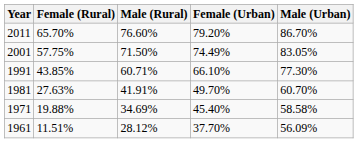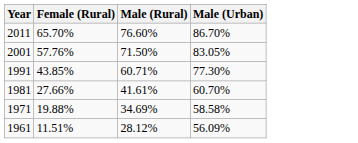- column: (234, 14)
(55, 52) 57.75% -> (55, 52) 57.76%
(55, 90) 27.63% -> (55, 90) 27.66%
(139, 90) 41.91% -> (139, 90) 41.61%
